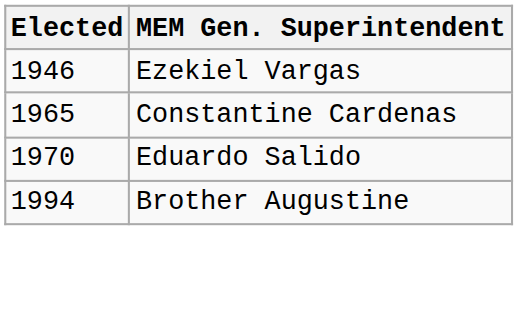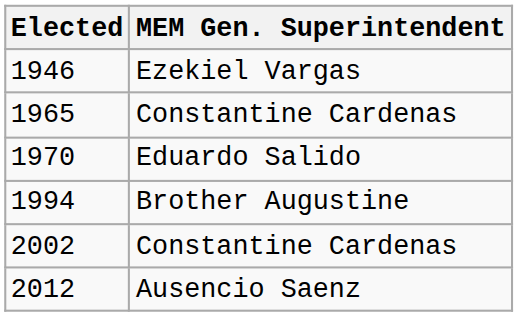+ row: (43, 246)
+ row: (43, 290)
